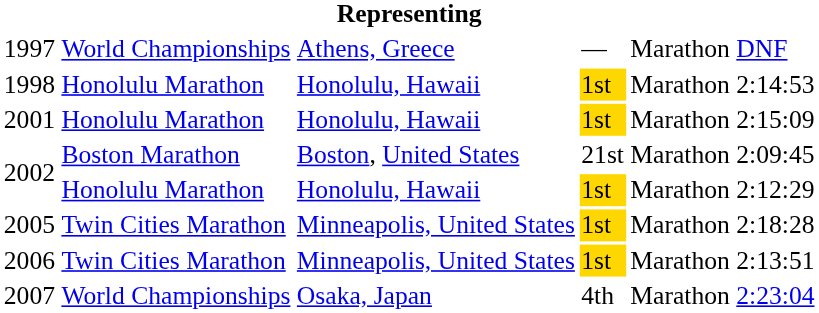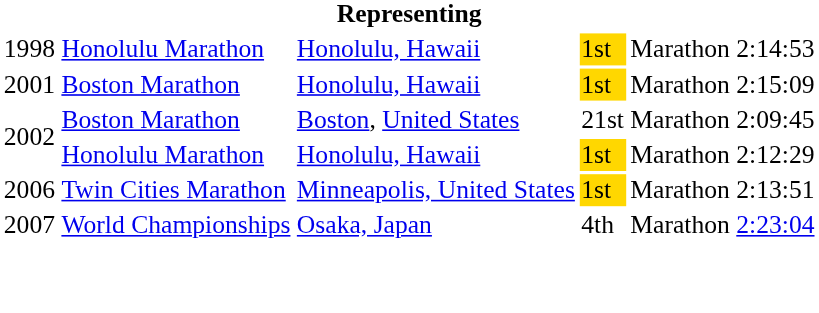- row: (29, 49)
(163, 119) Honolulu Marathon -> (151, 84) Boston Marathon
- row: (29, 225)
